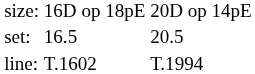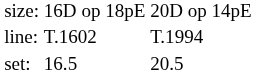rows swapped: (17, 37) <-> (21, 63)
